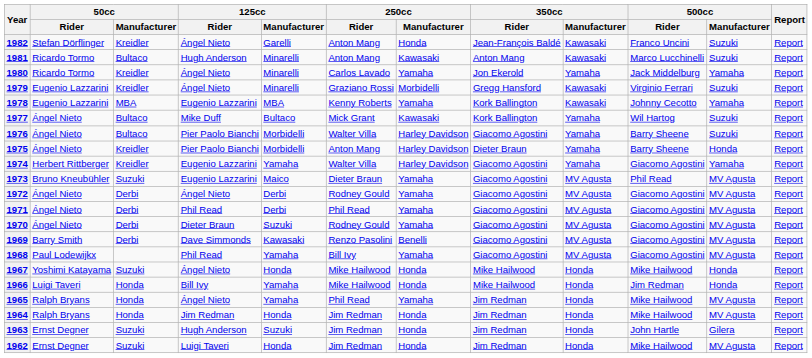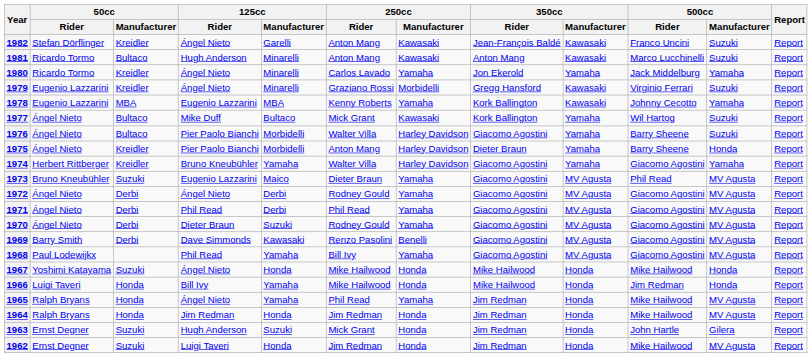(412, 42) Honda -> (419, 42) Kawasaki
(219, 164) Eugenio Lazzarini -> (219, 164) Bruno Kneubühler
(355, 330) Jim Redman -> (352, 330) Mick Grant
